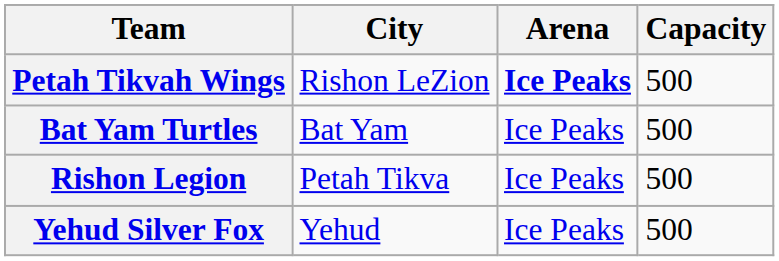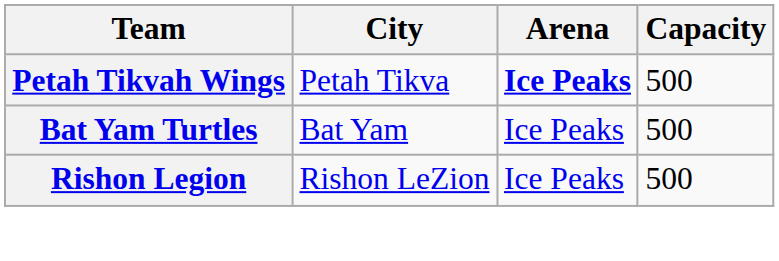(394, 79) Rishon LeZion -> (374, 79) Petah Tikva
(374, 179) Petah Tikva -> (394, 179) Rishon LeZion
- row: (149, 229)
